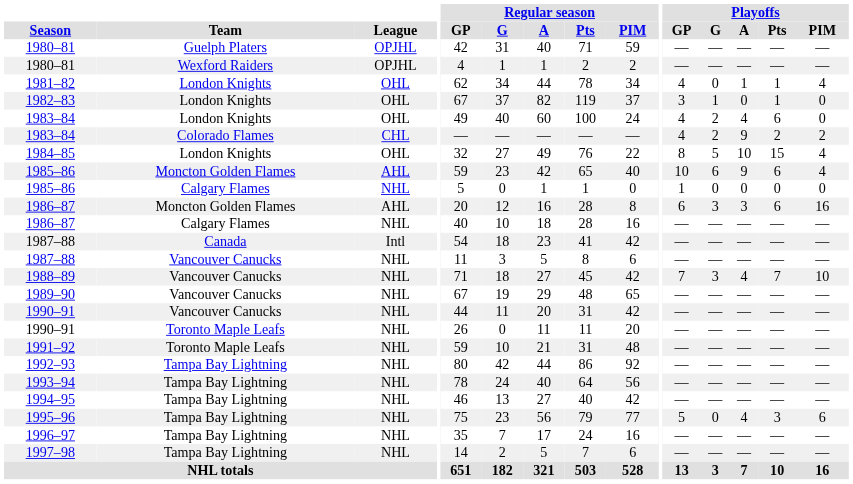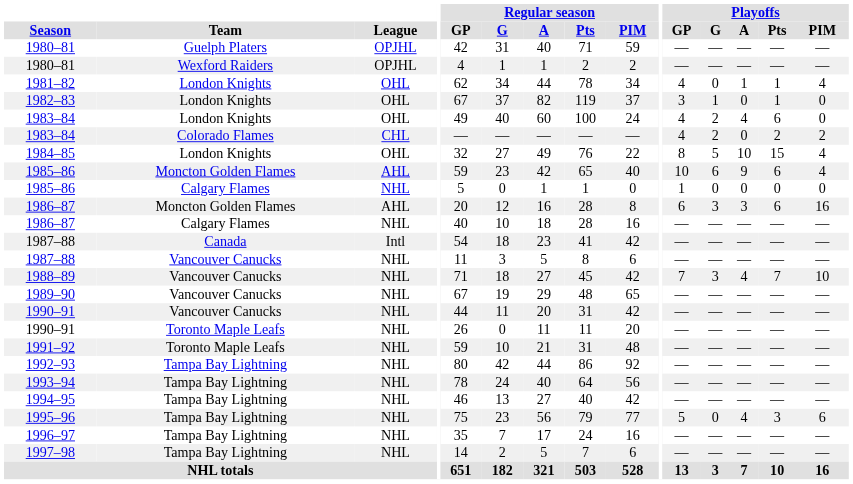(744, 136) 9 -> (744, 136) 0
